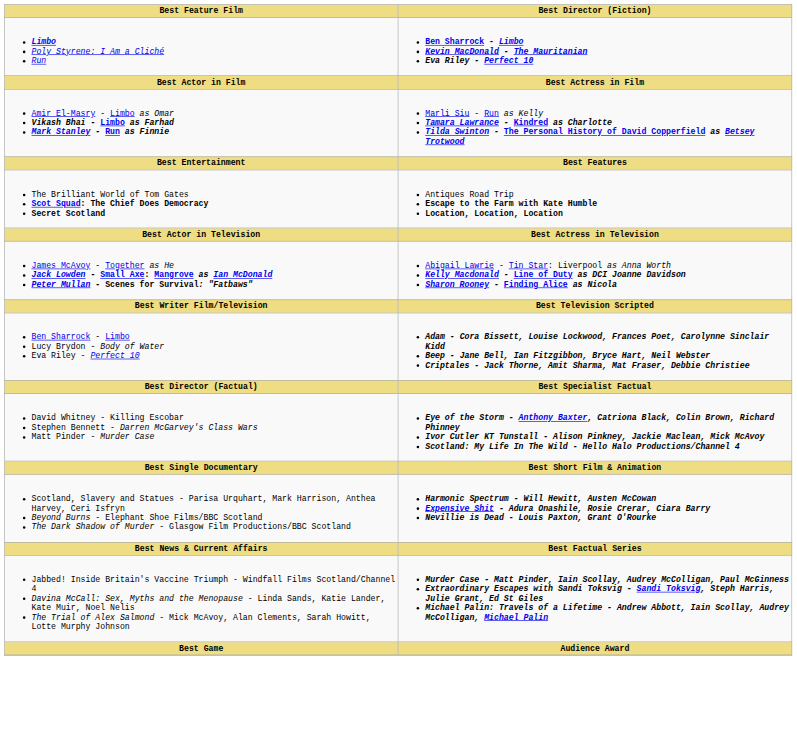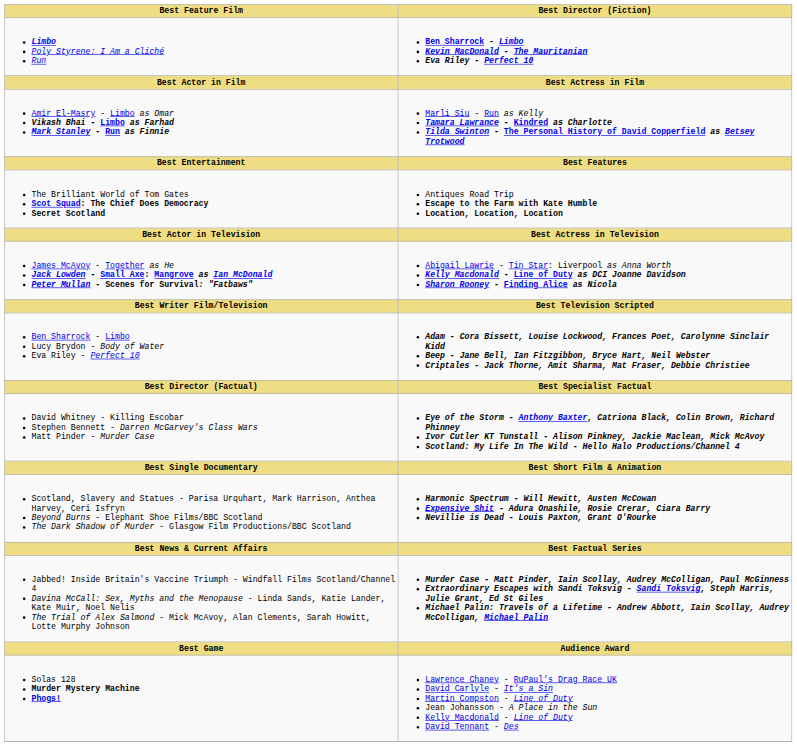+ row: (201, 689)
